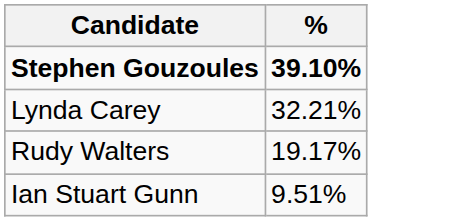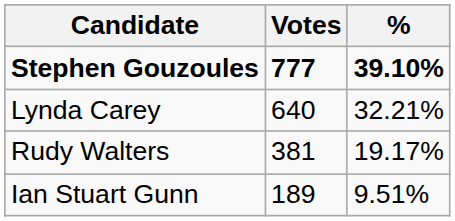+ column: (306, 25)
